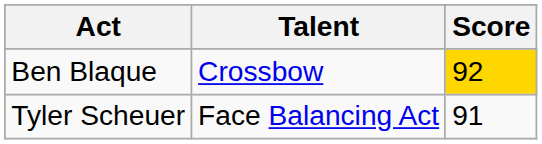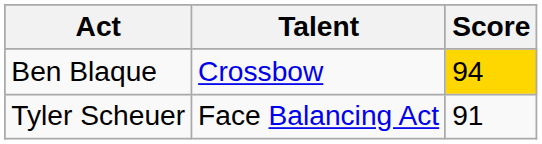(468, 71) 92 -> (468, 71) 94
